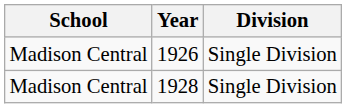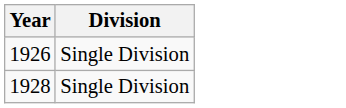- column: (78, 20)
